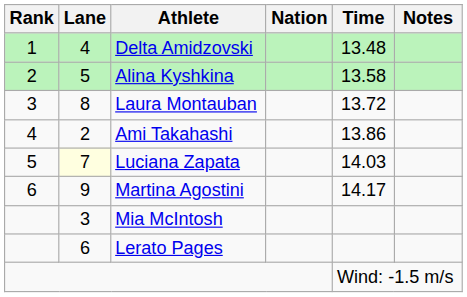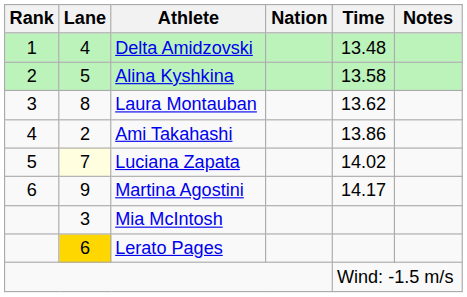(364, 104) 13.72 -> (364, 104) 13.62
(364, 162) 14.03 -> (364, 162) 14.02
(85, 248) no background -> (85, 248) gold background
